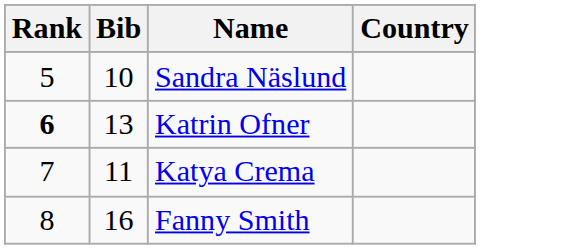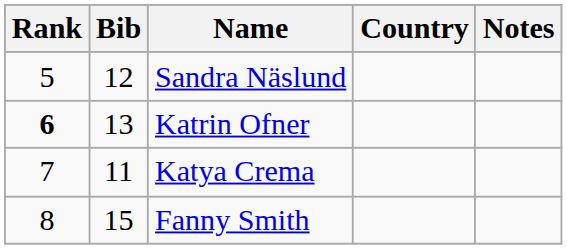+ column: (519, 28)
(119, 76) 10 -> (119, 76) 12
(119, 219) 16 -> (119, 219) 15
